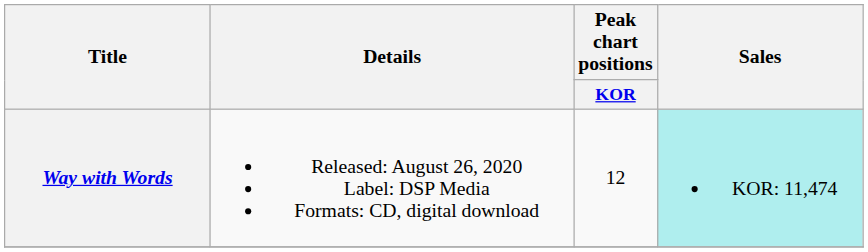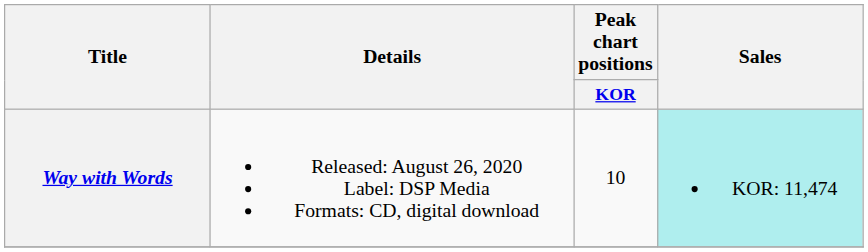(616, 177) 12 -> (616, 177) 10
